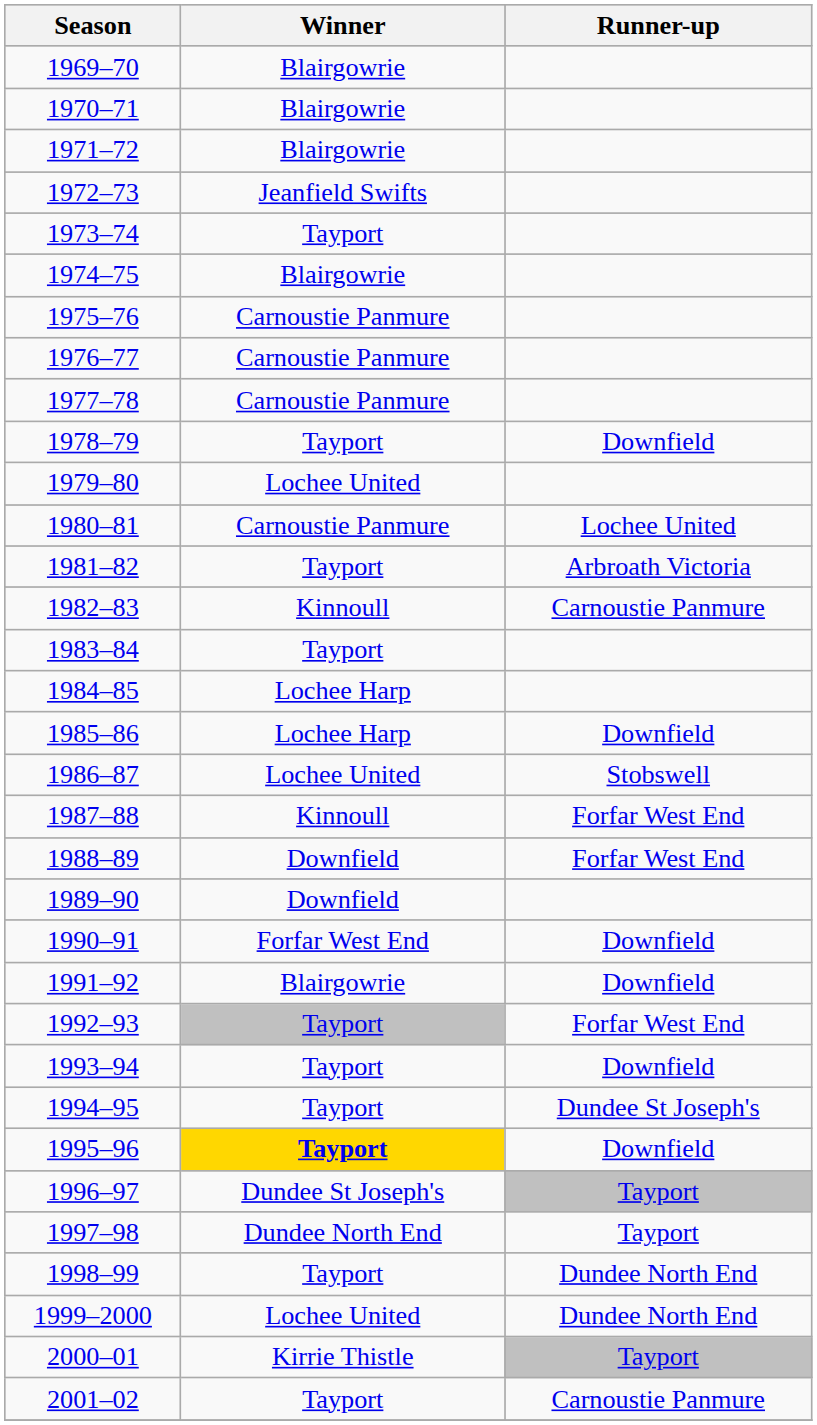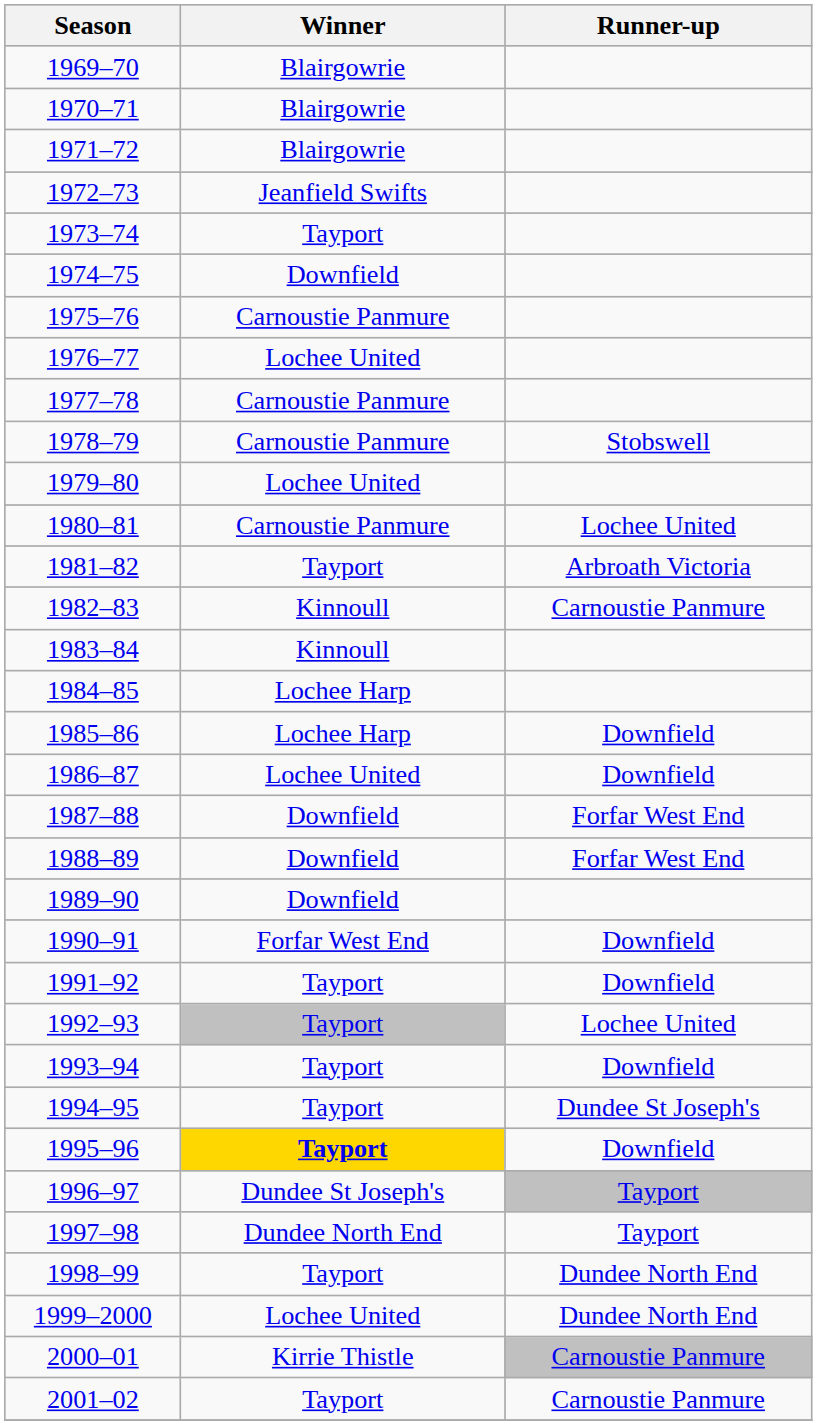(343, 274) Blairgowrie -> (343, 274) Downfield
(343, 358) Carnoustie Panmure -> (343, 358) Lochee United
(343, 441) Tayport -> (343, 441) Carnoustie Panmure
(658, 441) Downfield -> (658, 441) Stobswell
(343, 649) Tayport -> (343, 649) Kinnoull
(658, 774) Stobswell -> (658, 774) Downfield
(343, 815) Kinnoull -> (343, 815) Downfield
(343, 982) Blairgowrie -> (343, 982) Tayport
(658, 1024) Forfar West End -> (658, 1024) Lochee United
(658, 1356) Tayport -> (658, 1356) Carnoustie Panmure
